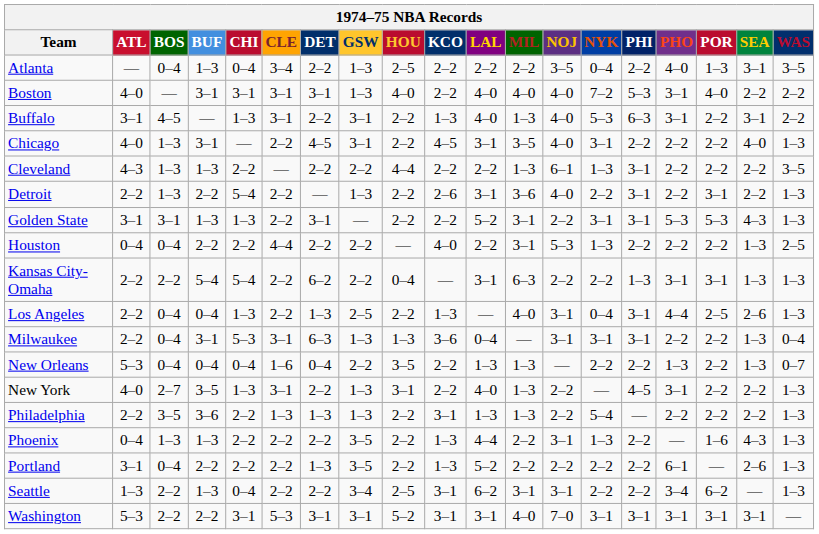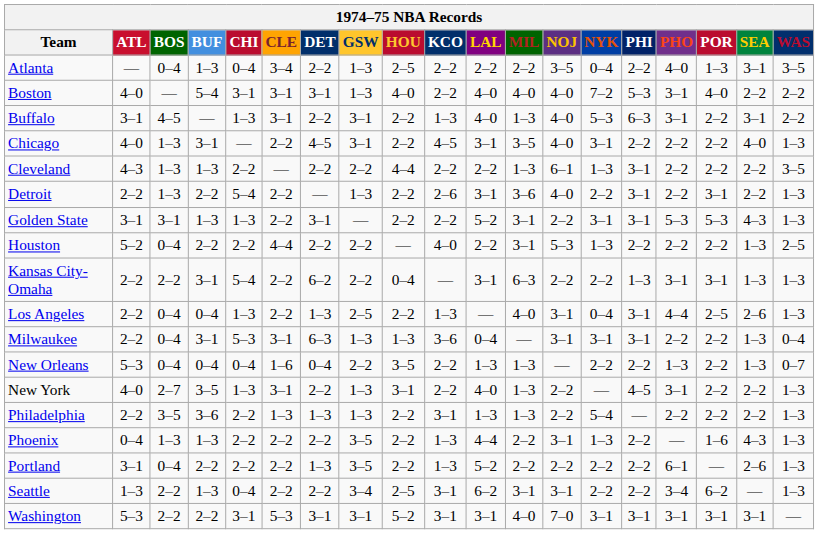(207, 93) 3–1 -> (207, 93) 5–4
(131, 245) 0–4 -> (131, 245) 5–2
(207, 279) 5–4 -> (207, 279) 3–1
